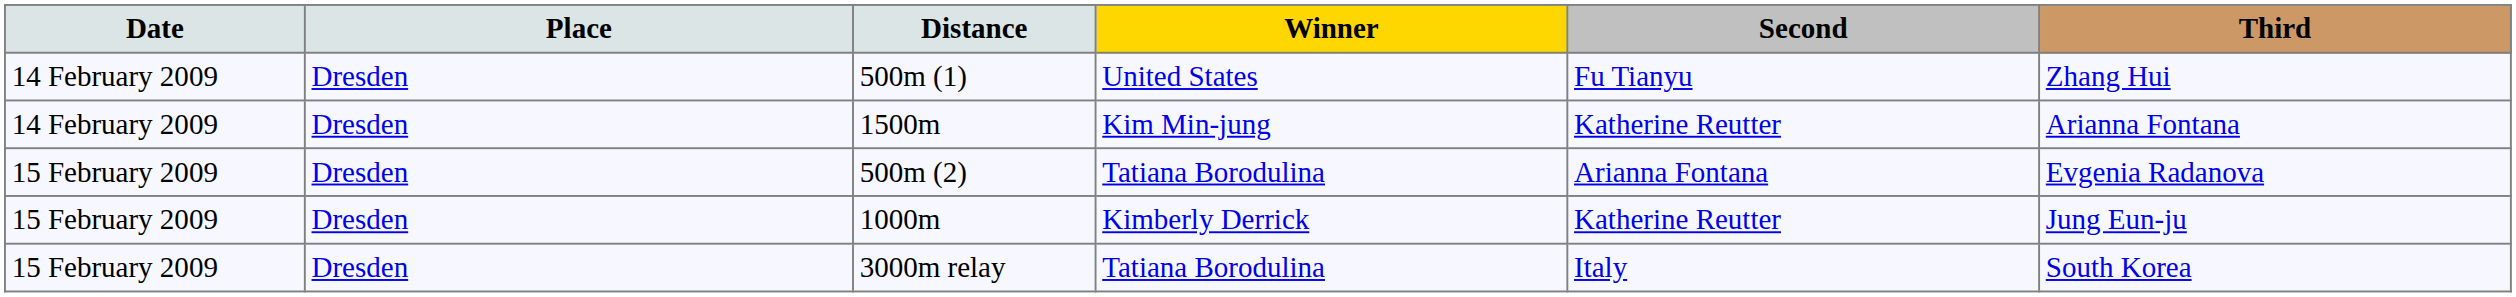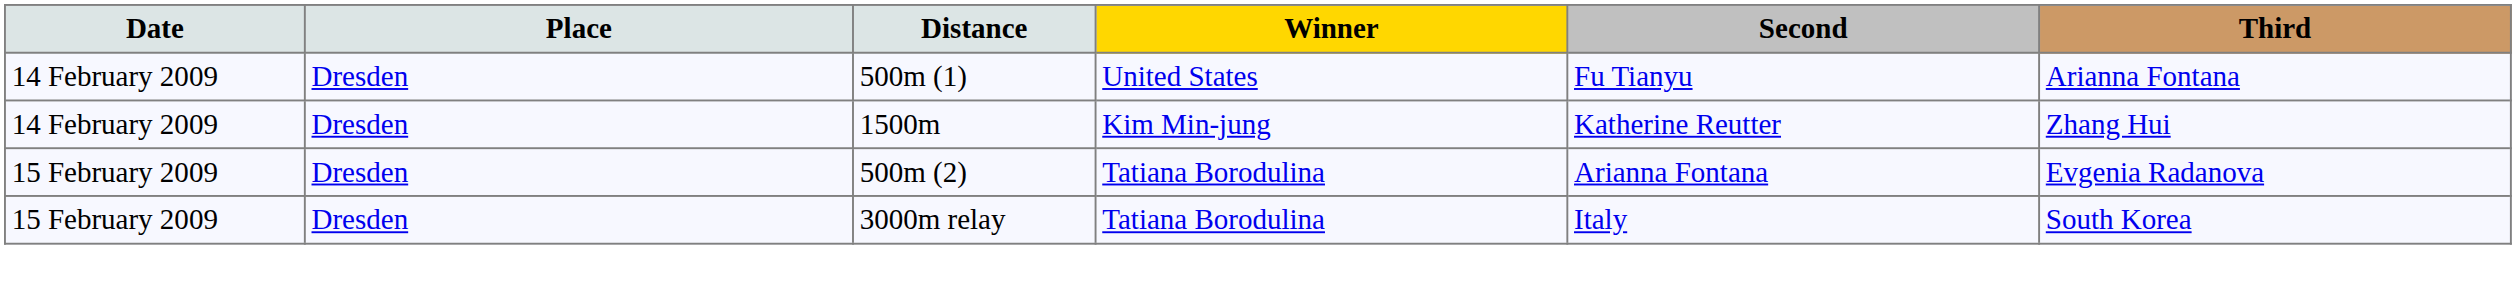(2108, 76) Zhang Hui -> (2143, 76) Arianna Fontana
(2143, 123) Arianna Fontana -> (2108, 123) Zhang Hui
- row: (900, 219)
